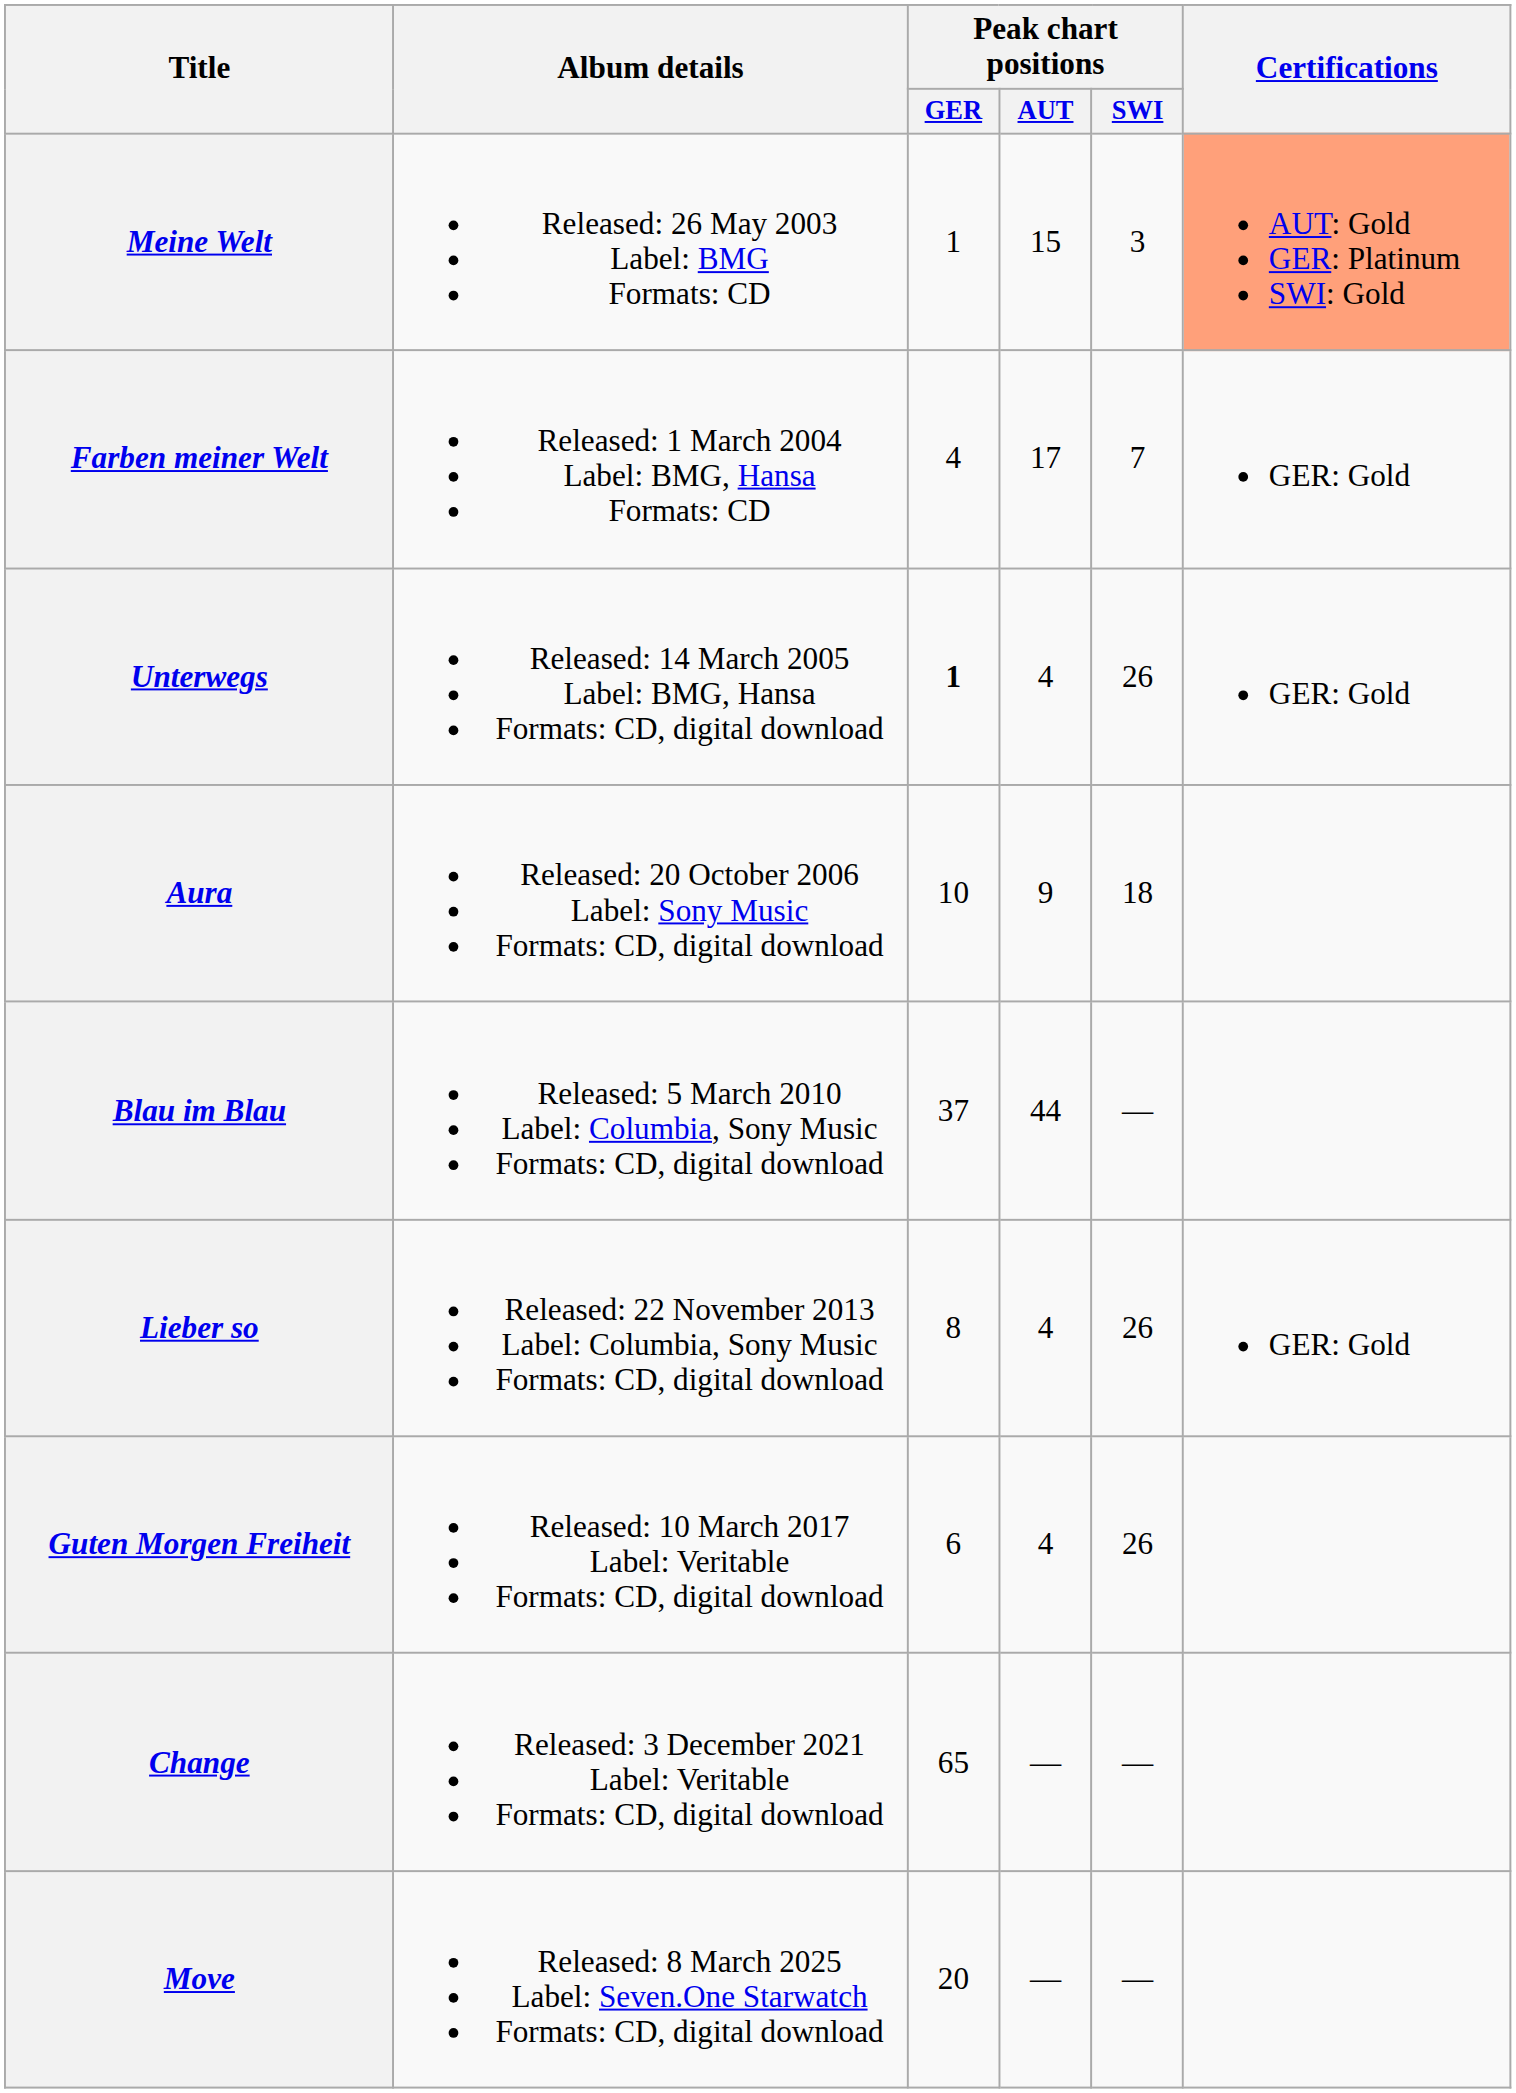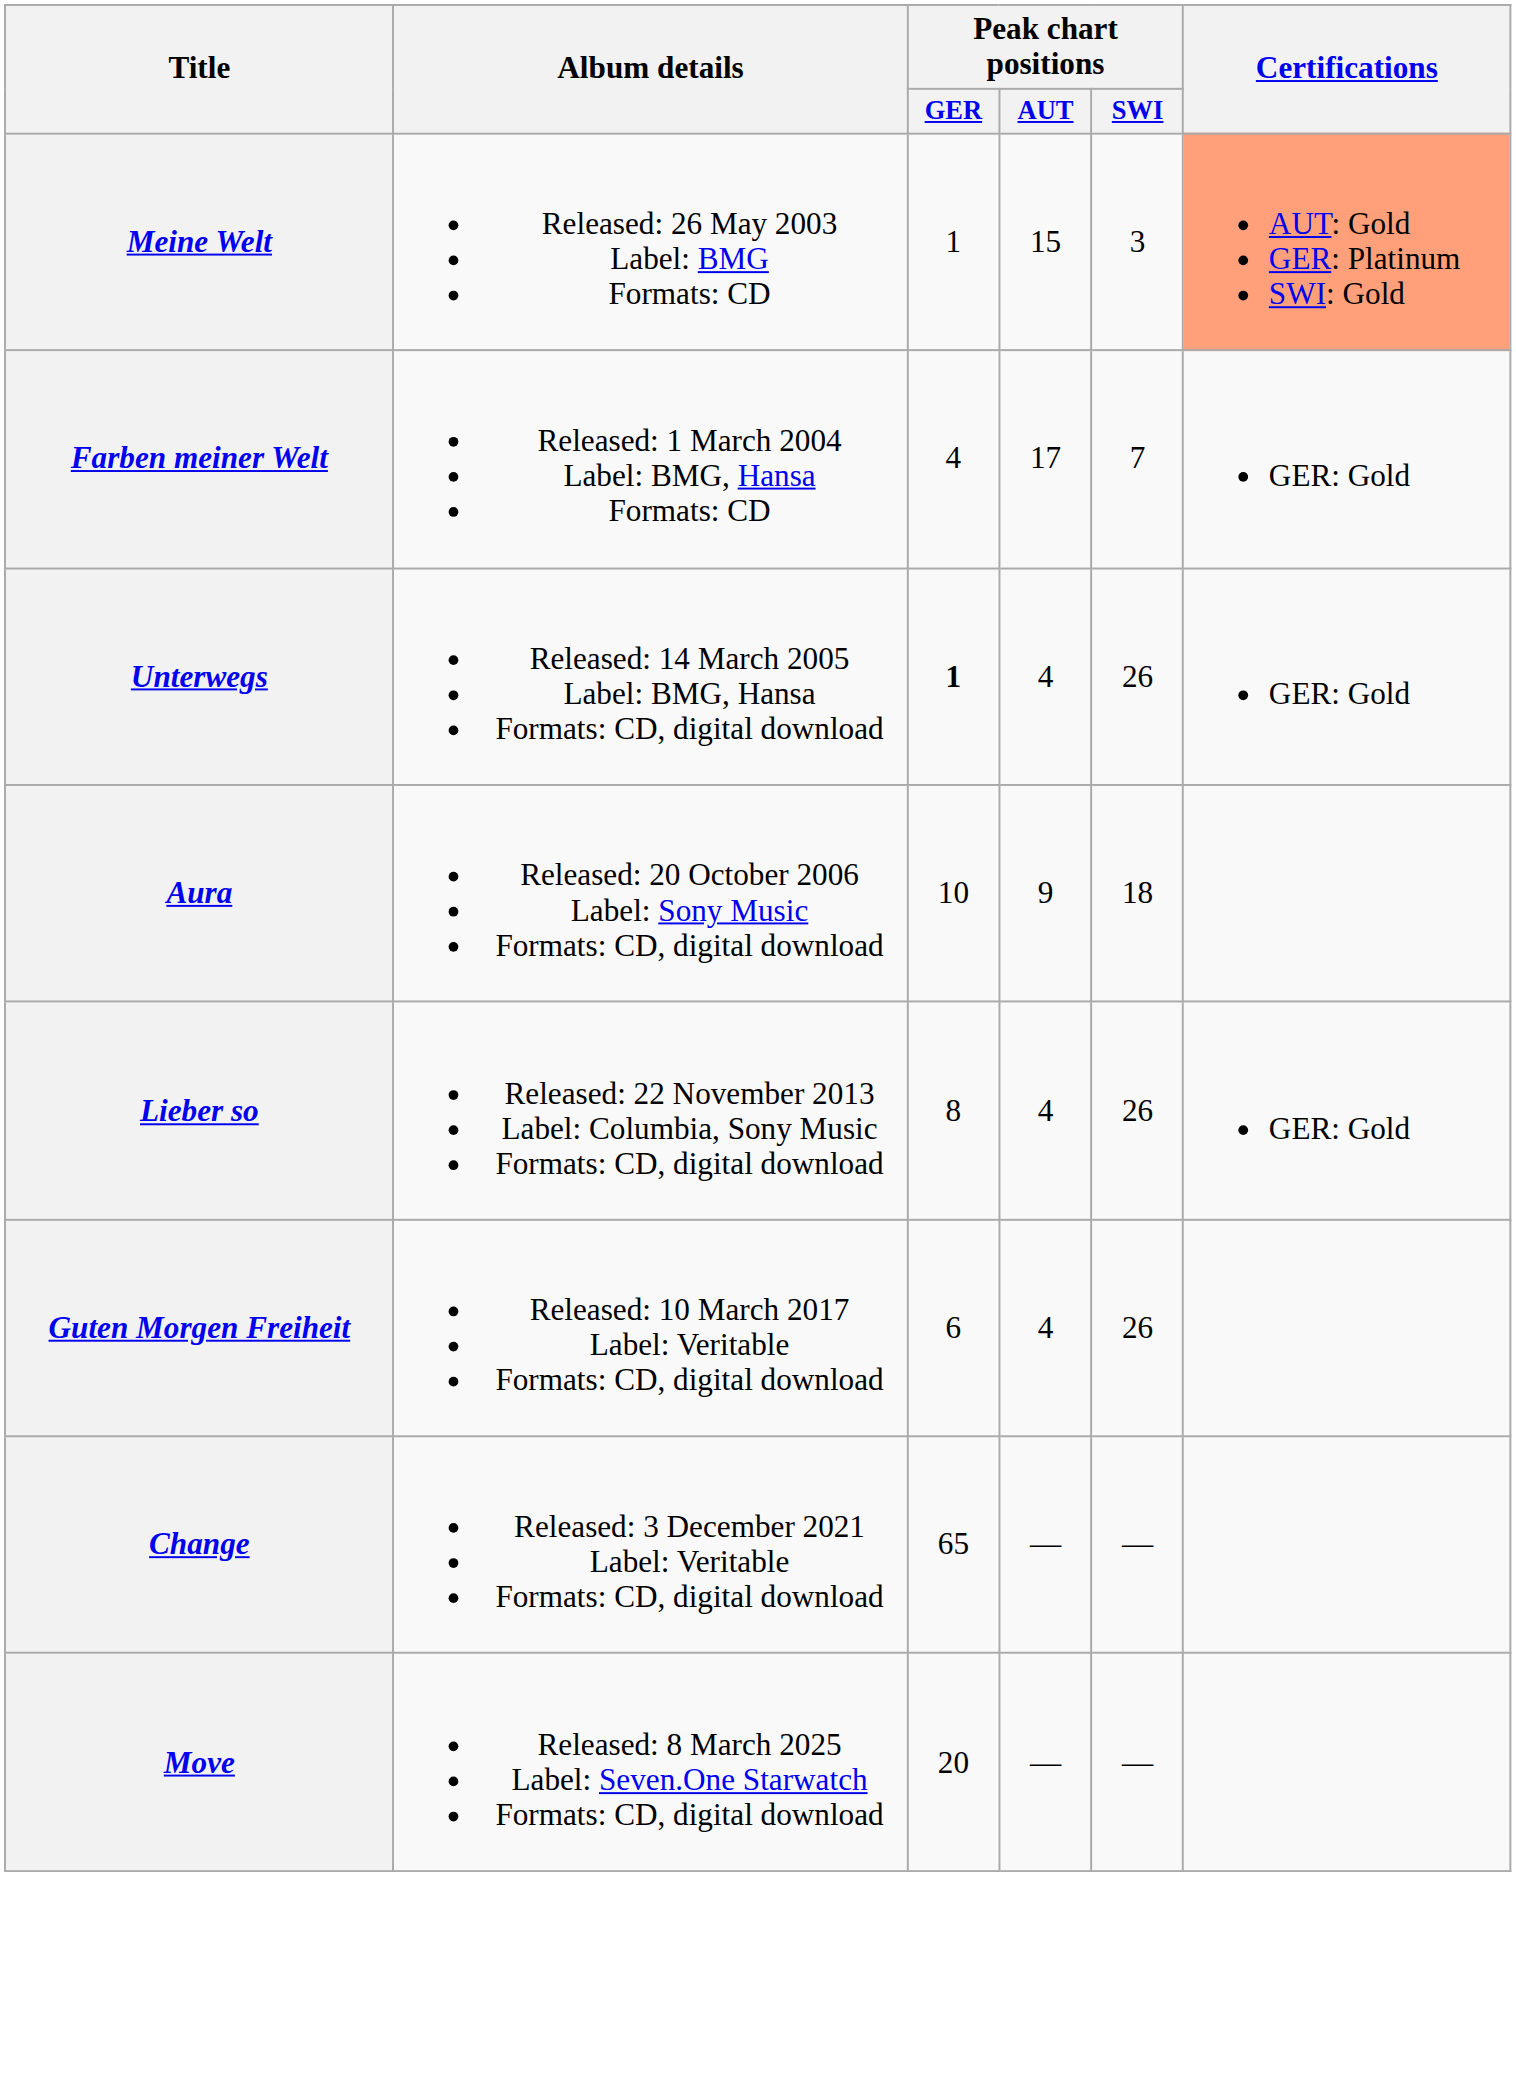- row: (199, 1110)
